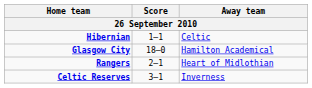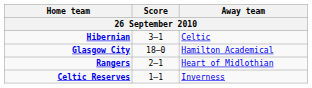(156, 37) 1–1 -> (156, 37) 3–1
(156, 77) 3–1 -> (156, 77) 1–1
